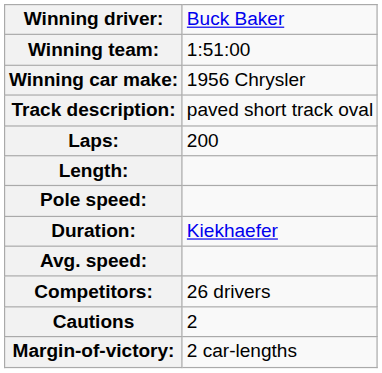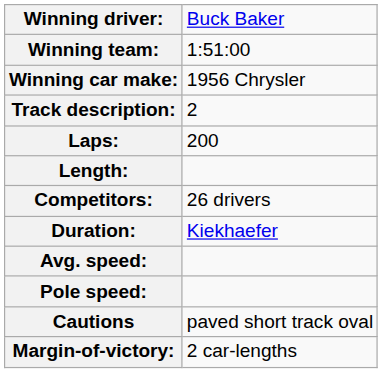(280, 110) paved short track oval -> (192, 110) 2
rows swapped: (94, 291) <-> (94, 200)
(192, 321) 2 -> (280, 321) paved short track oval
